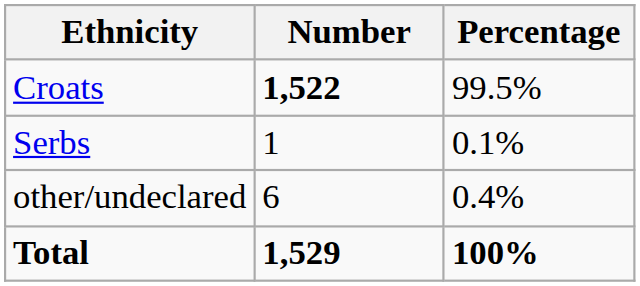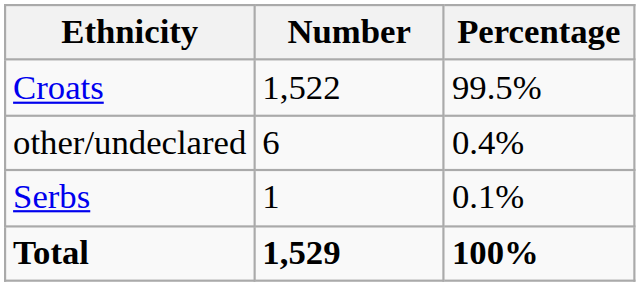(301, 87) bold -> (301, 87) normal
rows swapped: (52, 142) <-> (130, 197)
